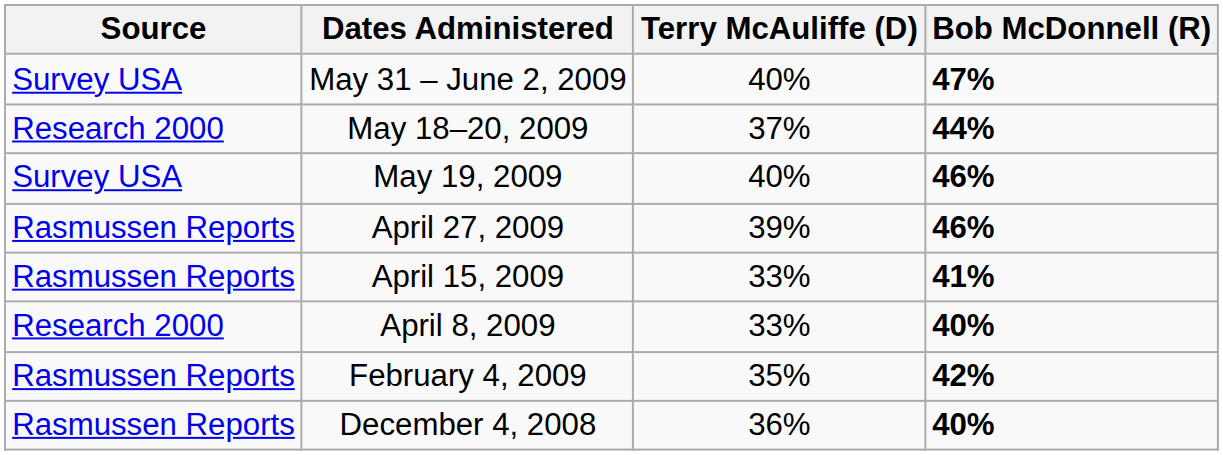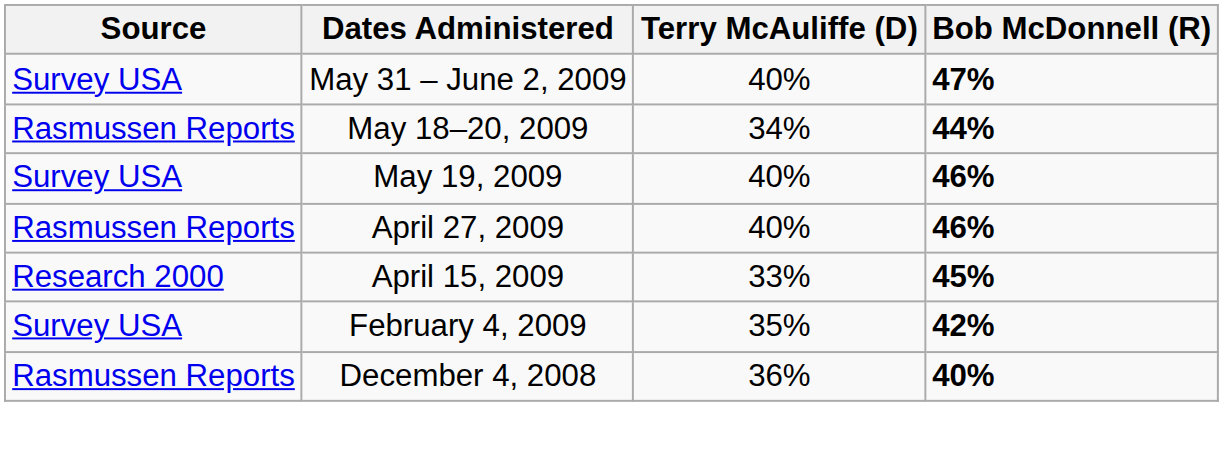(118, 128) Research 2000 -> (153, 128) Rasmussen Reports
(779, 128) 37% -> (779, 128) 34%
(779, 227) 39% -> (779, 227) 40%
(153, 276) Rasmussen Reports -> (118, 276) Research 2000
(963, 276) 41% -> (963, 276) 45%
- row: (468, 326)
(153, 375) Rasmussen Reports -> (97, 326) Survey USA
